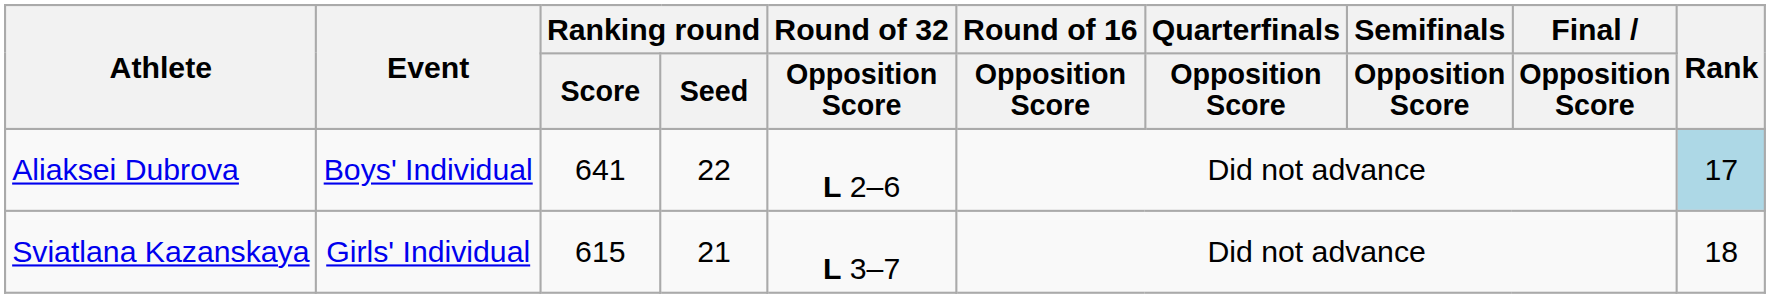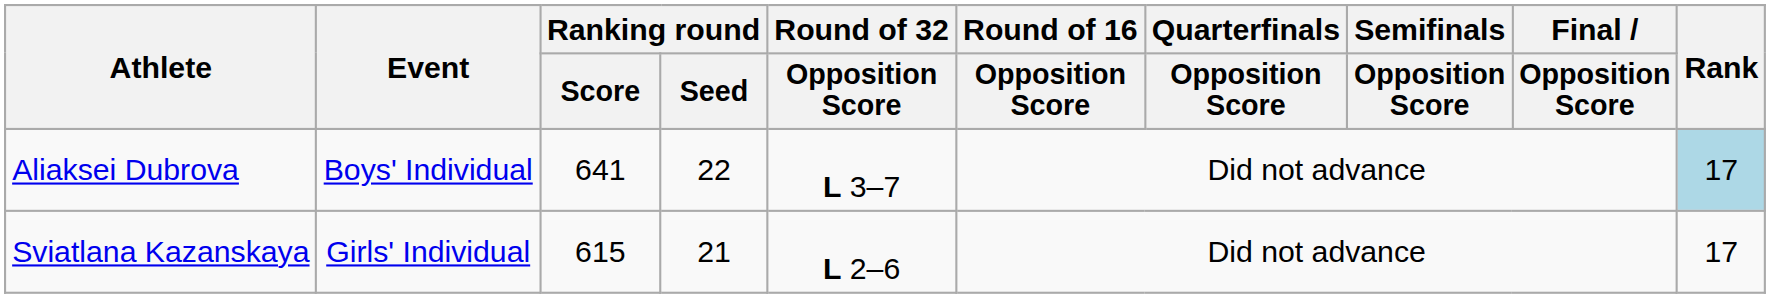(862, 187) L 2–6 -> (862, 187) L 3–7
(862, 269) L 3–7 -> (862, 269) L 2–6
(1721, 252) 18 -> (1721, 252) 17
